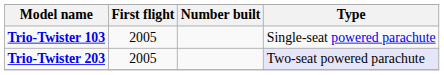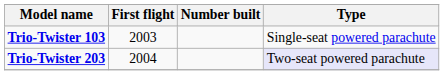(143, 37) 2005 -> (143, 37) 2003
(143, 59) 2005 -> (143, 59) 2004
